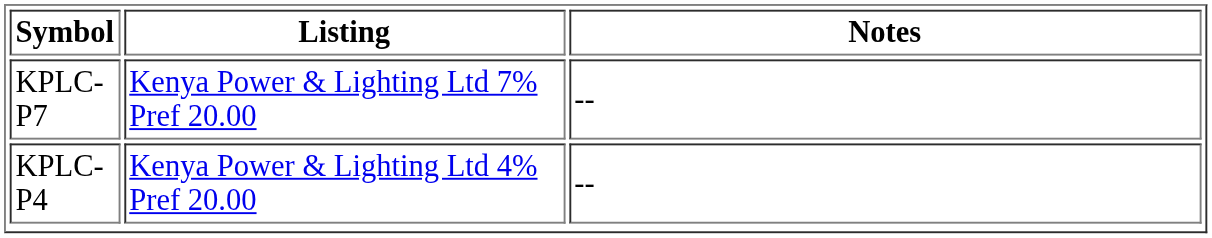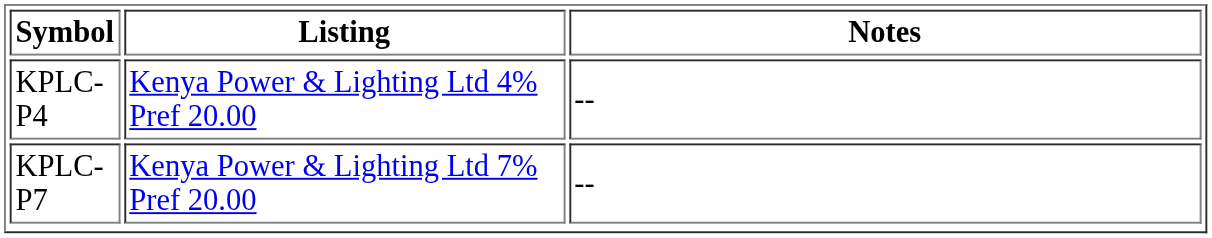rows swapped: (60, 183) <-> (60, 99)
